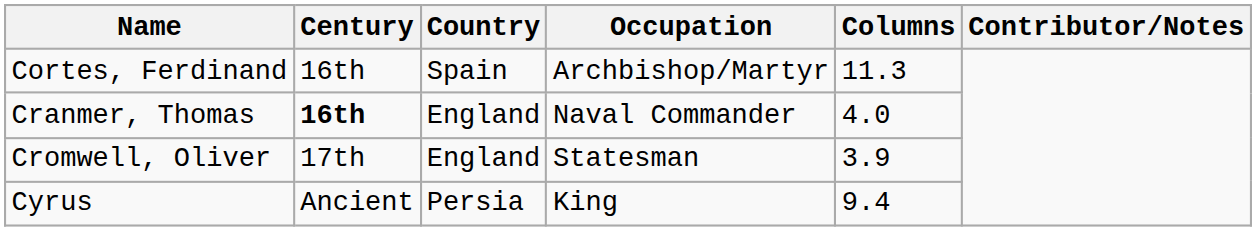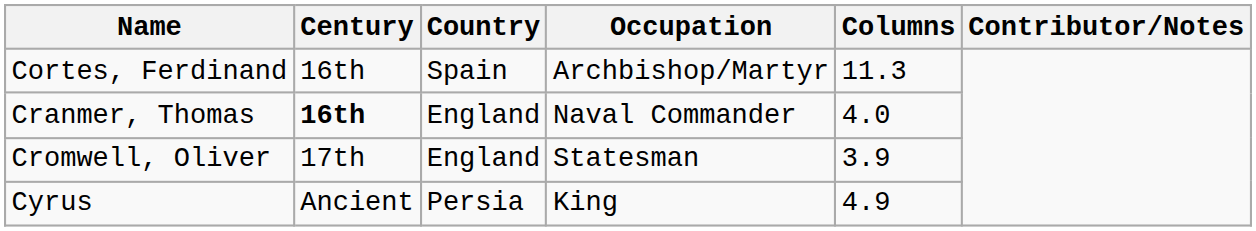(866, 203) 9.4 -> (866, 203) 4.9
